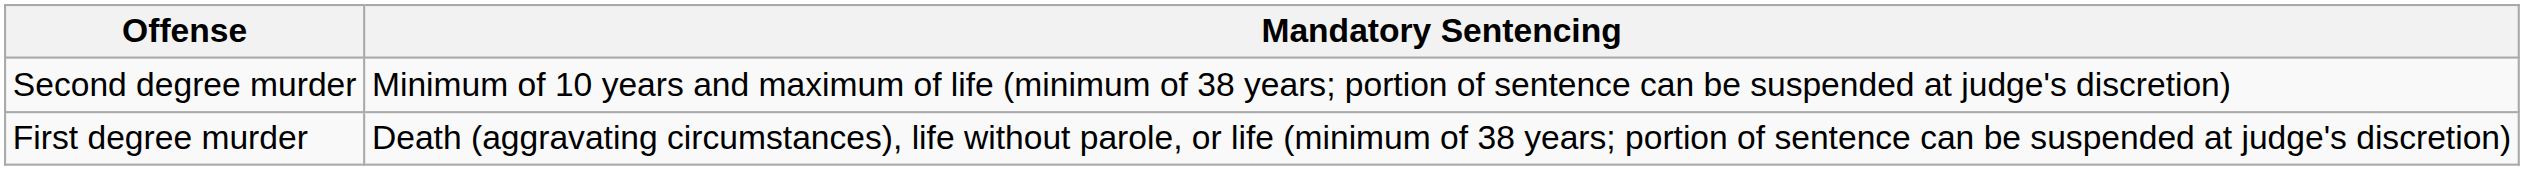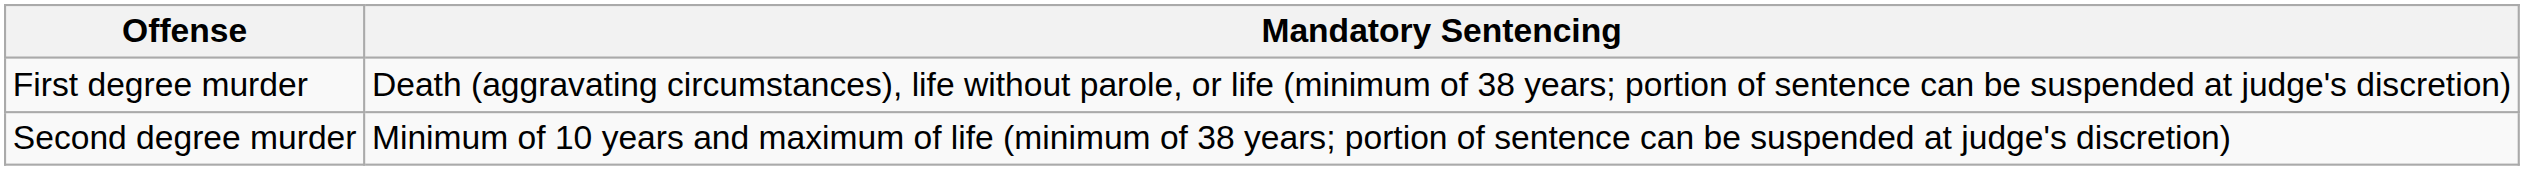rows swapped: (185, 84) <-> (160, 137)
